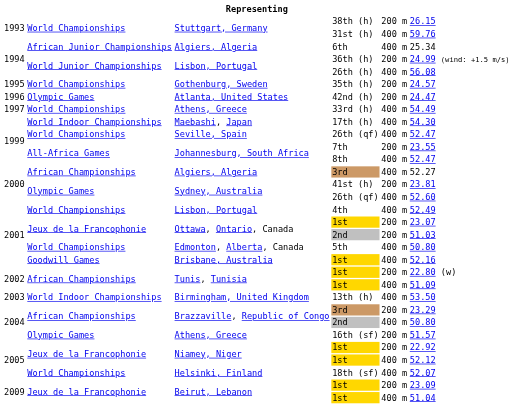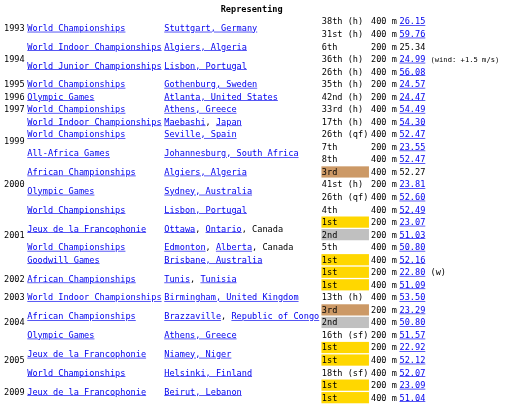(394, 21) 200 m -> (384, 21) 400 m
(100, 47) African Junior Championships -> (94, 47) World Indoor Championships
(394, 47) 400 m -> (384, 47) 200 m
